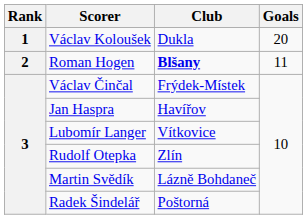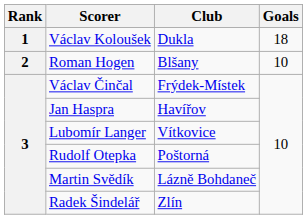(281, 39) 20 -> (281, 39) 18
(179, 62) bold -> (178, 62) normal
(281, 62) 11 -> (281, 62) 10
(170, 156) Zlín -> (183, 156) Poštorná
(183, 202) Poštorná -> (170, 202) Zlín
